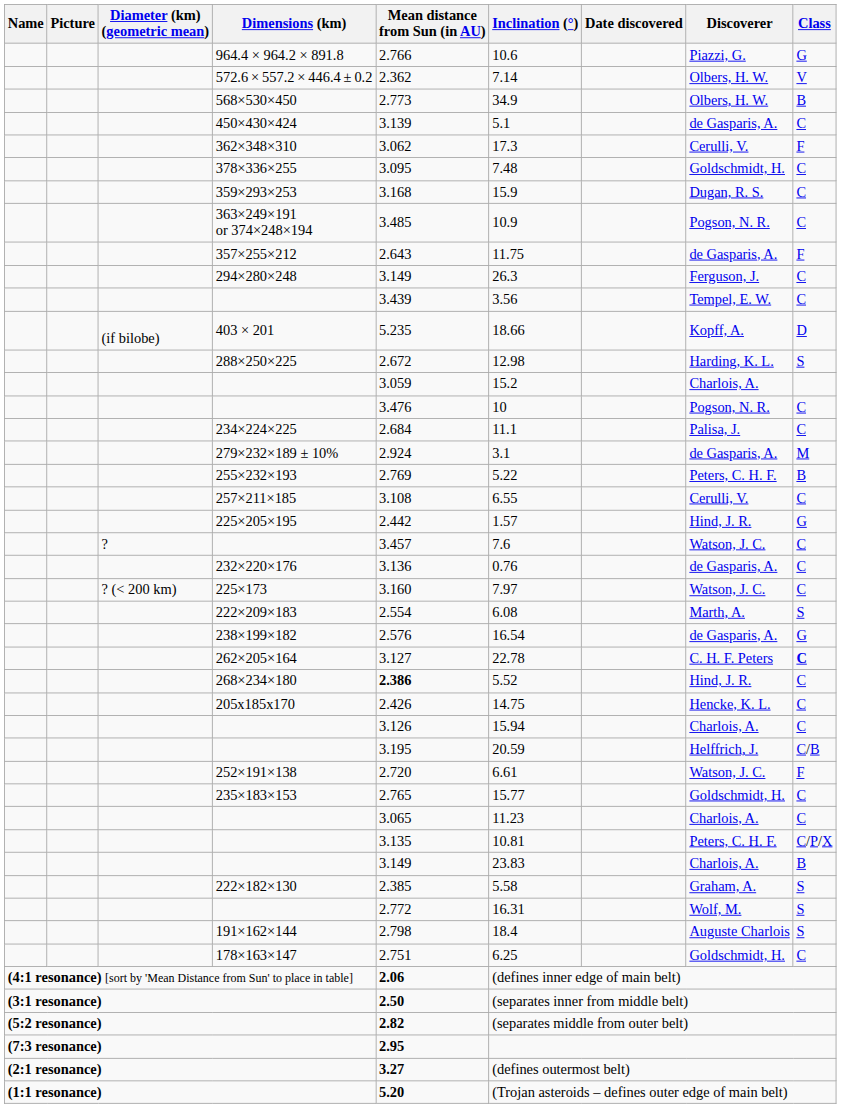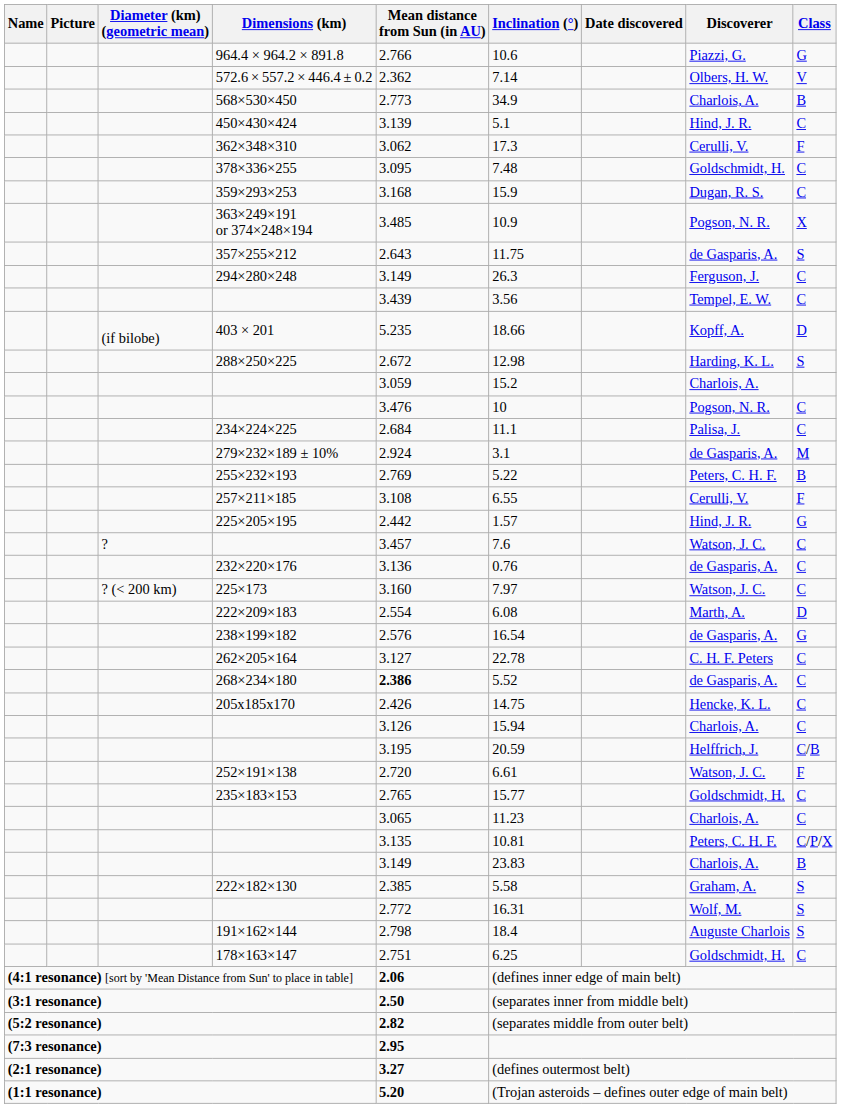(729, 100) Olbers, H. W. -> (724, 100) Charlois, A.
(733, 123) de Gasparis, A. -> (720, 123) Hind, J. R.
(801, 222) C -> (802, 222) X
(800, 253) F -> (800, 253) S
(801, 498) C -> (800, 498) F
(800, 612) S -> (802, 612) D
(802, 658) bold -> (801, 658) normal
(720, 681) Hind, J. R. -> (733, 681) de Gasparis, A.
